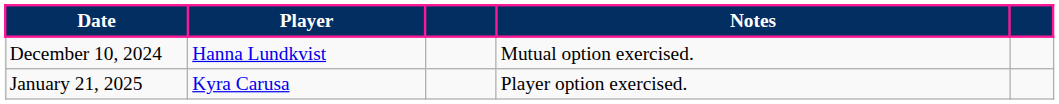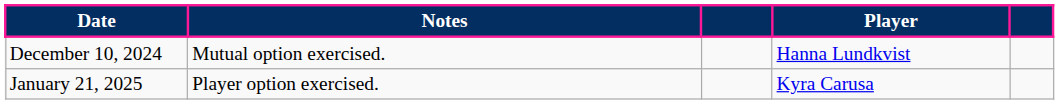columns swapped: (307, 21) <-> (753, 21)
